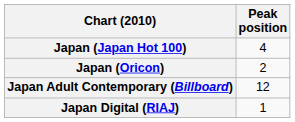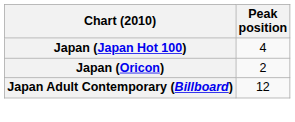- row: (120, 107)
